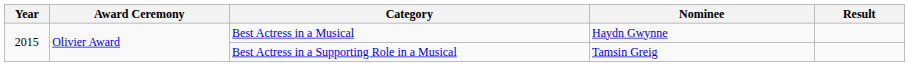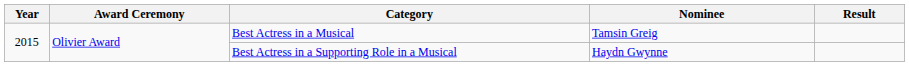(630, 33) Haydn Gwynne -> (625, 33) Tamsin Greig
(625, 52) Tamsin Greig -> (630, 52) Haydn Gwynne
